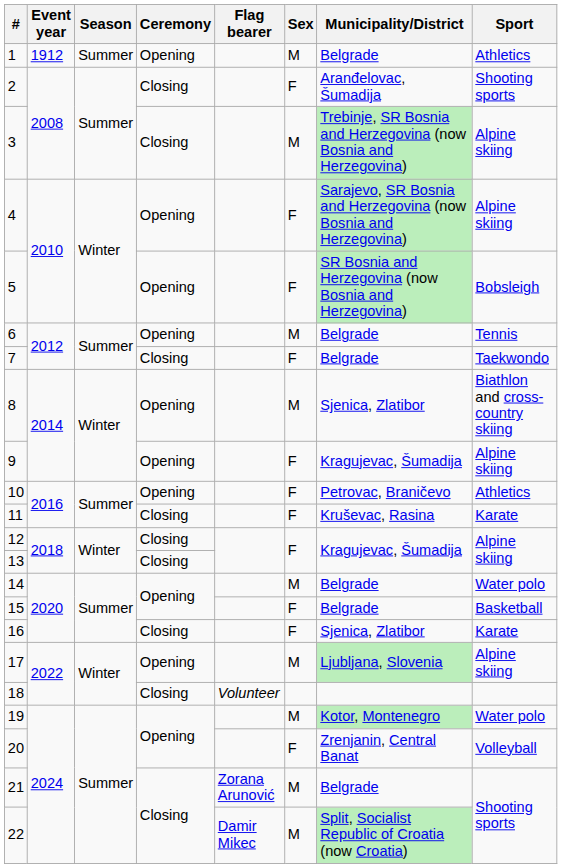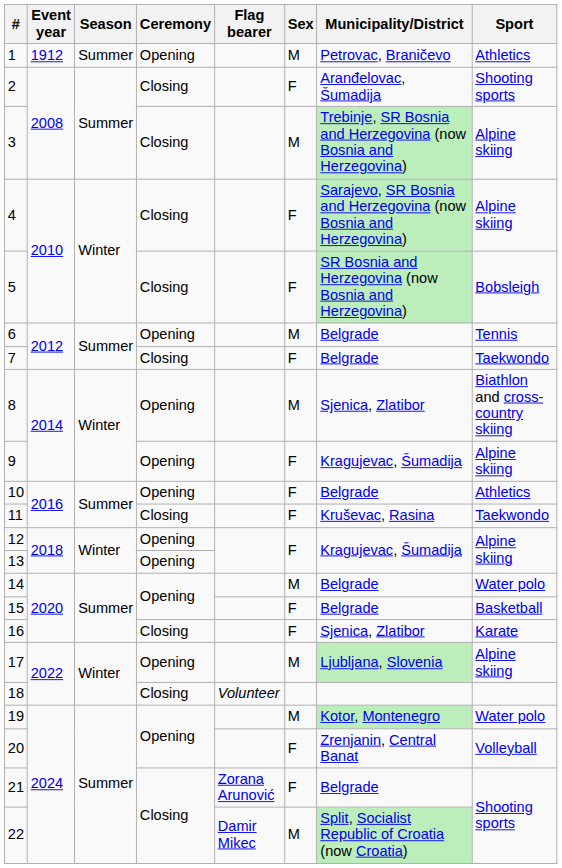(349, 55) Belgrade -> (385, 55) Petrovac, Braničevo
(167, 214) Opening -> (164, 214) Closing
(167, 287) Opening -> (164, 287) Closing
(385, 492) Petrovac, Braničevo -> (349, 492) Belgrade
(497, 515) Karate -> (512, 515) Taekwondo
(164, 538) Closing -> (167, 538) Opening
(164, 561) Closing -> (167, 561) Opening
(294, 787) M -> (292, 787) F
